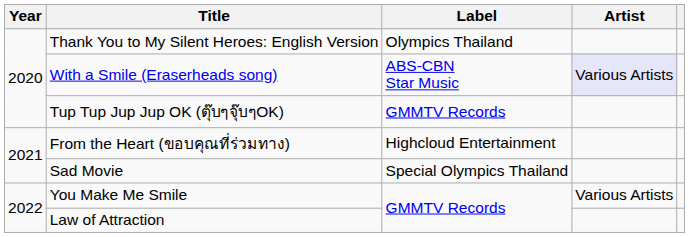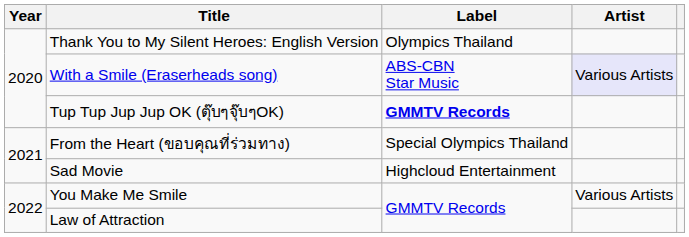(446, 111) normal -> (448, 111) bold
(471, 142) Highcloud Entertainment -> (477, 142) Special Olympics Thailand
(477, 170) Special Olympics Thailand -> (471, 170) Highcloud Entertainment
